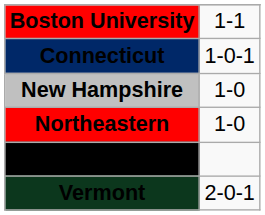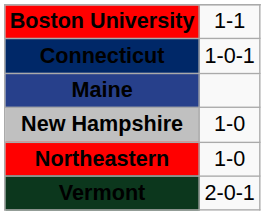+ row: (102, 90)
- row: (102, 158)
